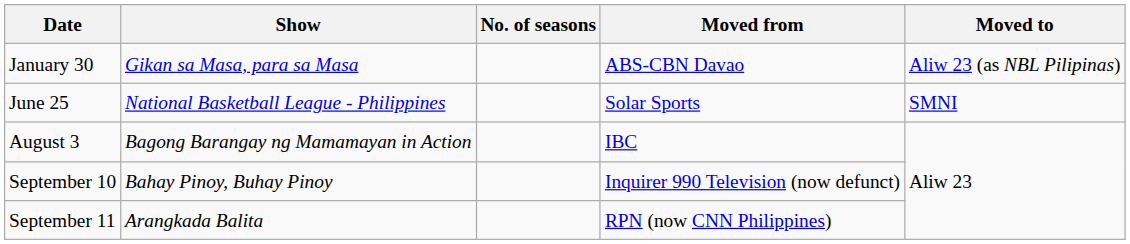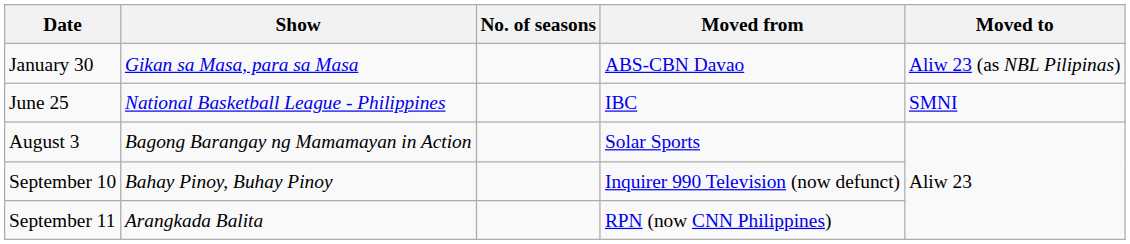(653, 103) Solar Sports -> (621, 103) IBC
(621, 142) IBC -> (653, 142) Solar Sports
